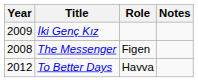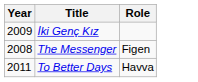- column: (175, 13)
(20, 67) 2012 -> (19, 67) 2011
